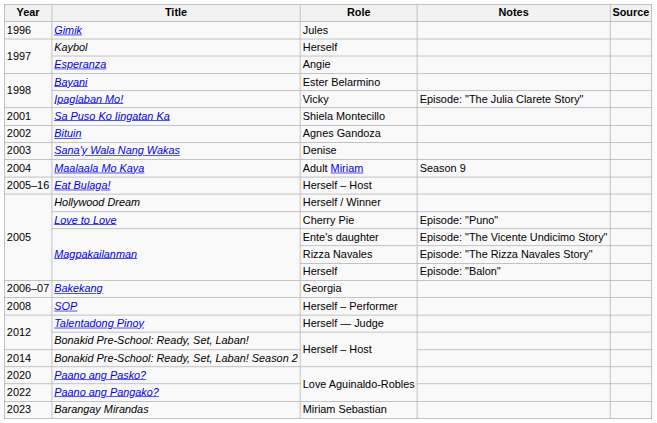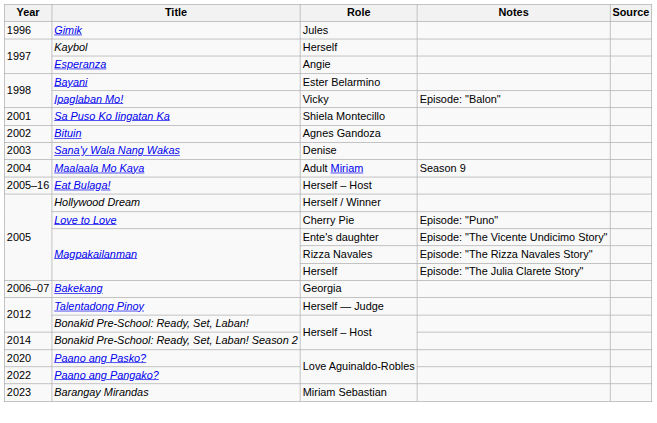(502, 99) Episode: "The Julia Clarete Story" -> (460, 99) Episode: "Balon"
(460, 271) Episode: "Balon" -> (502, 271) Episode: "The Julia Clarete Story"
- row: (66, 306)
